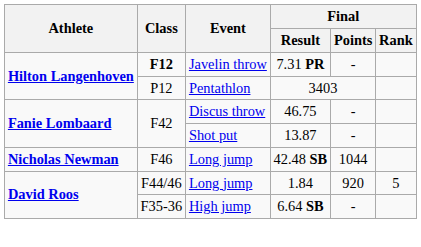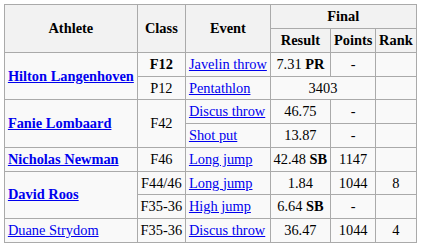(353, 159) 1044 -> (353, 159) 1147
(353, 183) 920 -> (353, 183) 1044
(396, 183) 5 -> (396, 183) 8
+ row: (300, 230)
